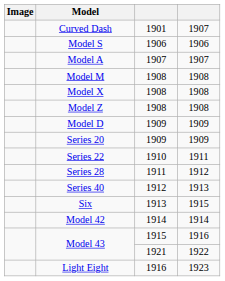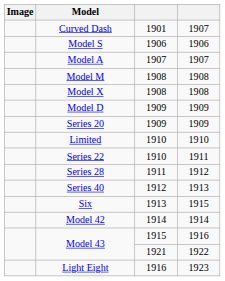- row: (85, 108)
+ row: (85, 140)
